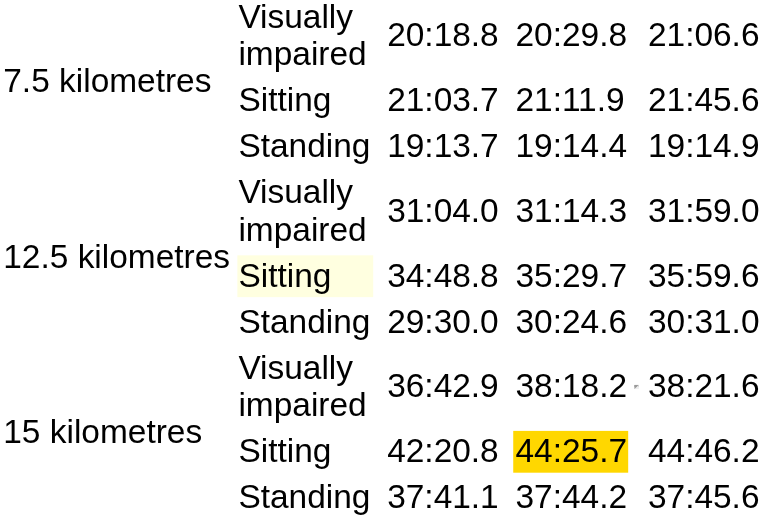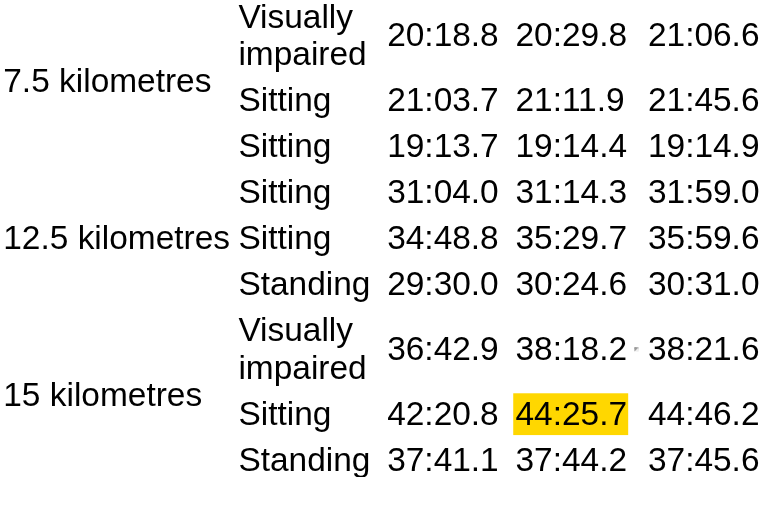(304, 146) Standing -> (285, 146) Sitting
(303, 210) Visually impaired -> (285, 192) Sitting
(285, 275) lightyellow background -> (285, 238) no background
